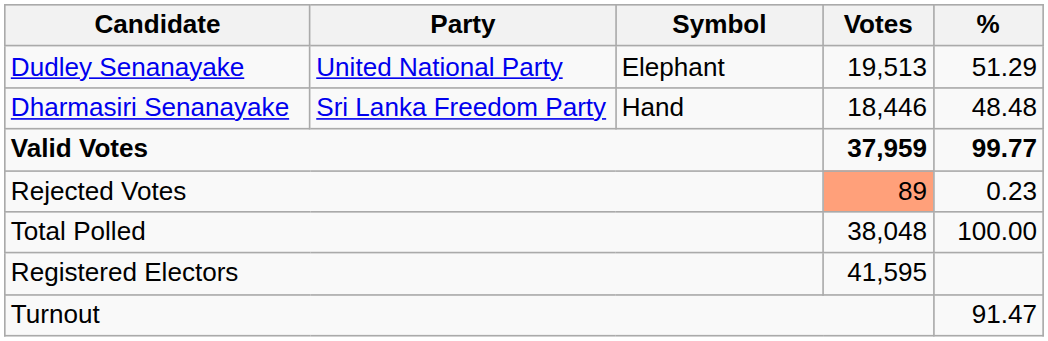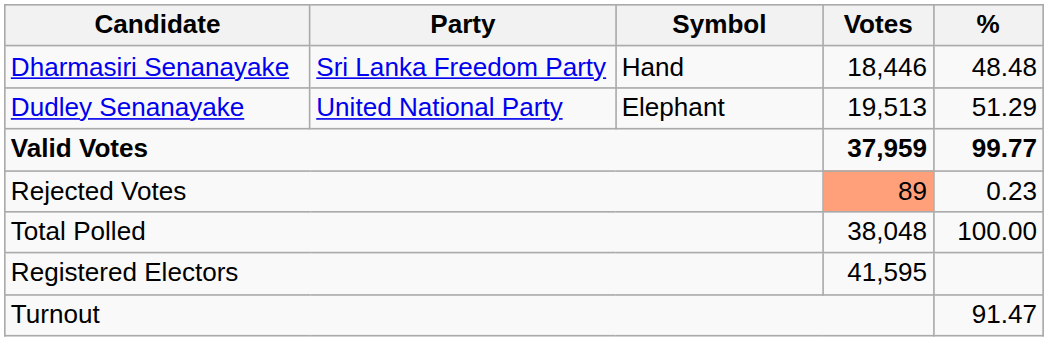rows swapped: (128, 66) <-> (150, 107)
